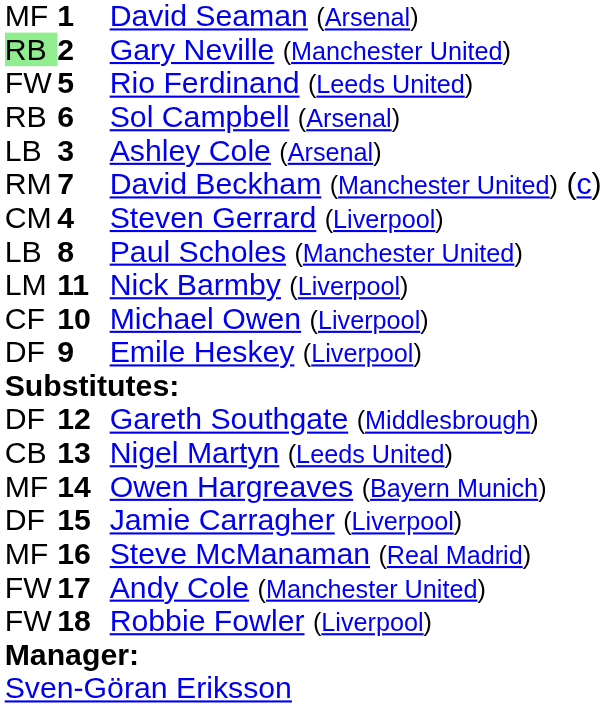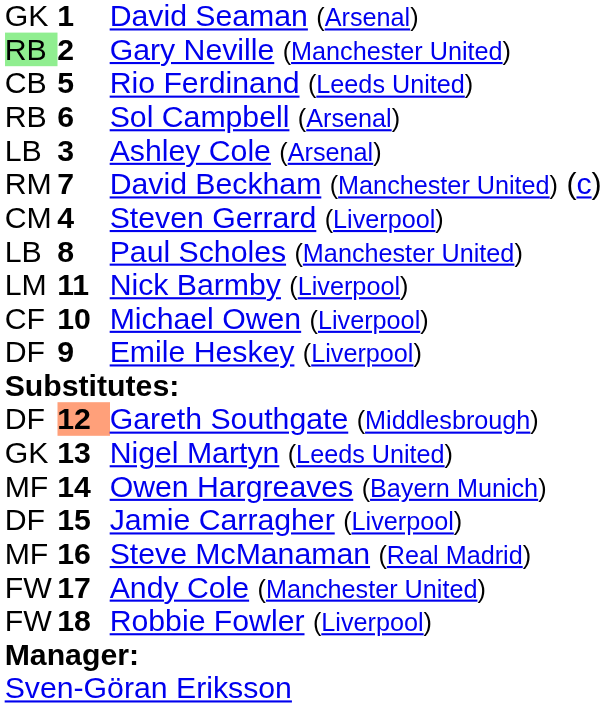(26, 16) MF -> (27, 16) GK
(28, 83) FW -> (26, 83) CB
(74, 419) no background -> (74, 419) lightsalmon background
(26, 453) CB -> (27, 453) GK
